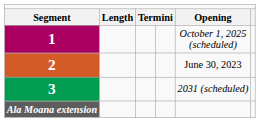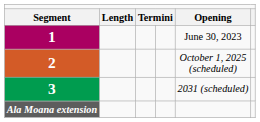(213, 39) October 1, 2025 (scheduled) -> (213, 37) June 30, 2023
(213, 65) June 30, 2023 -> (213, 63) October 1, 2025 (scheduled)
